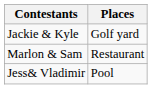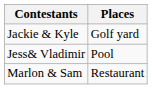rows swapped: (45, 53) <-> (46, 73)
